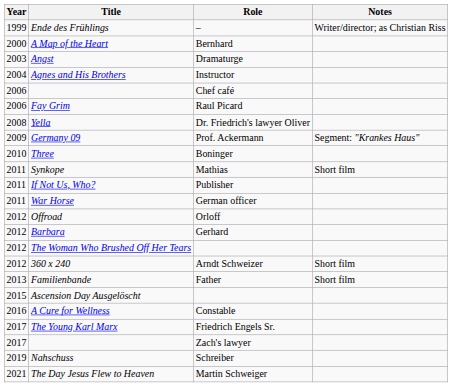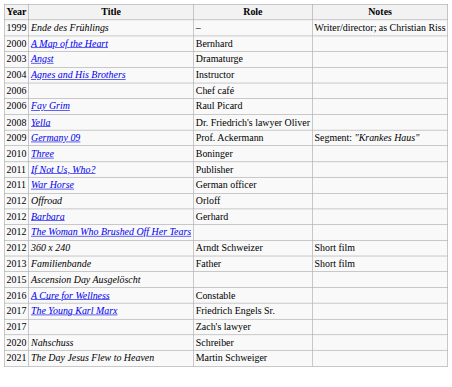- row: (48, 169)
(17, 358) 2019 -> (17, 342) 2020
